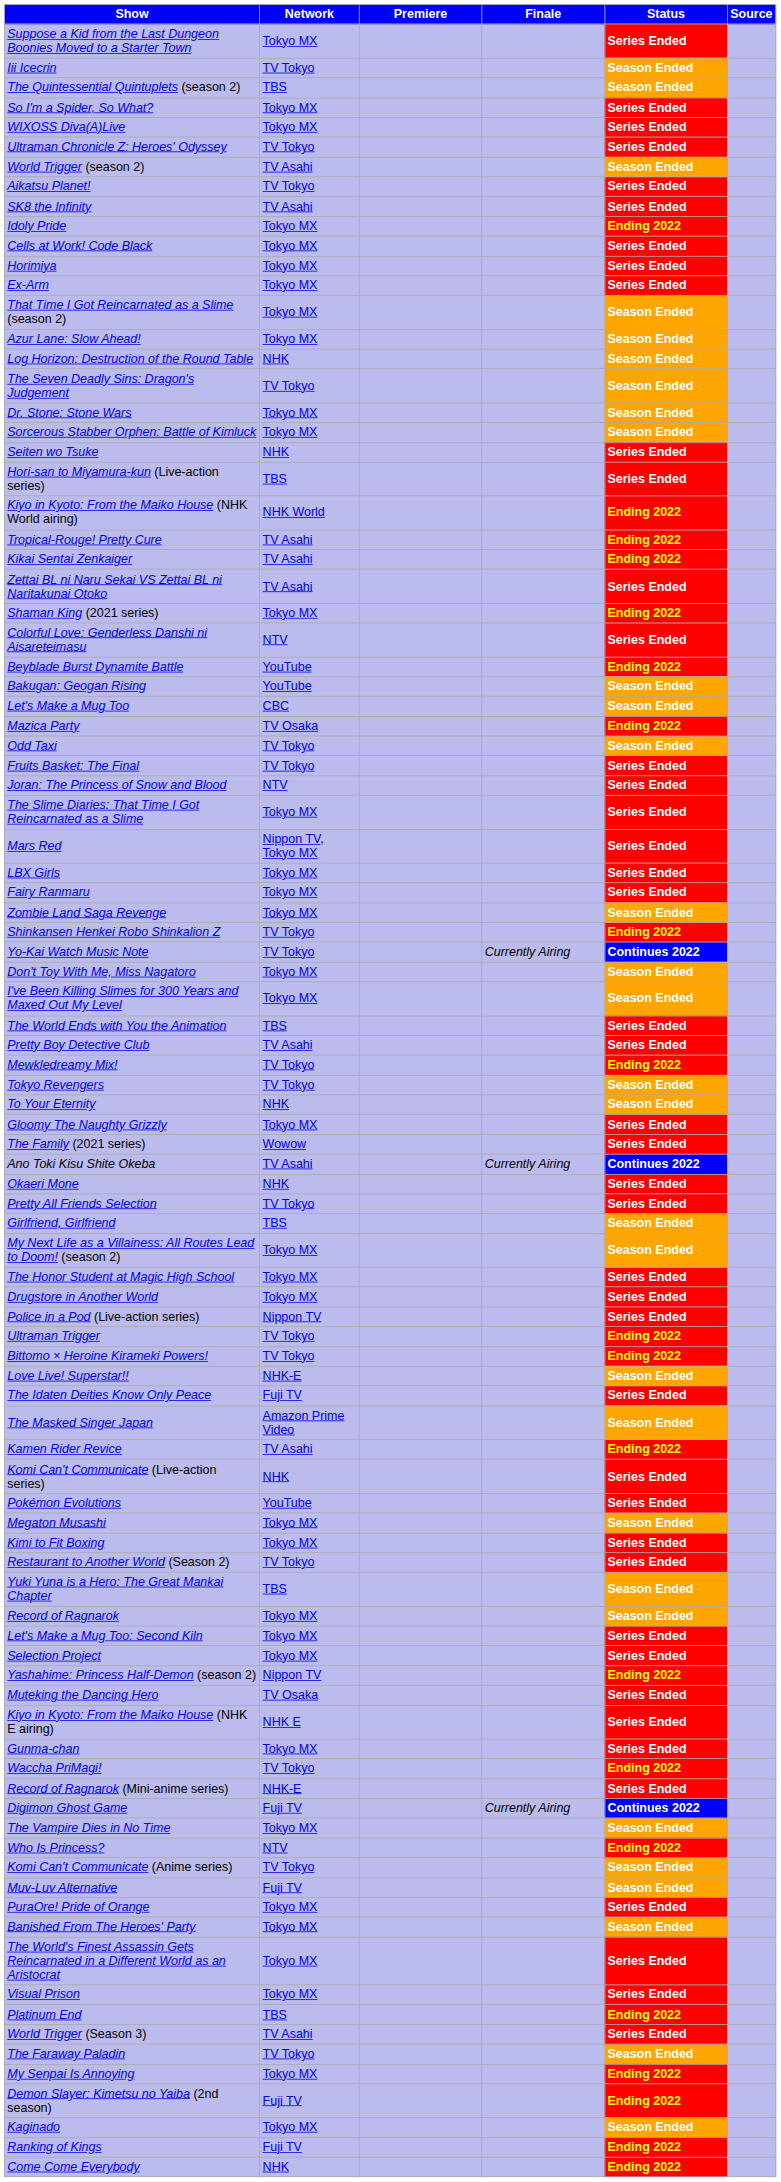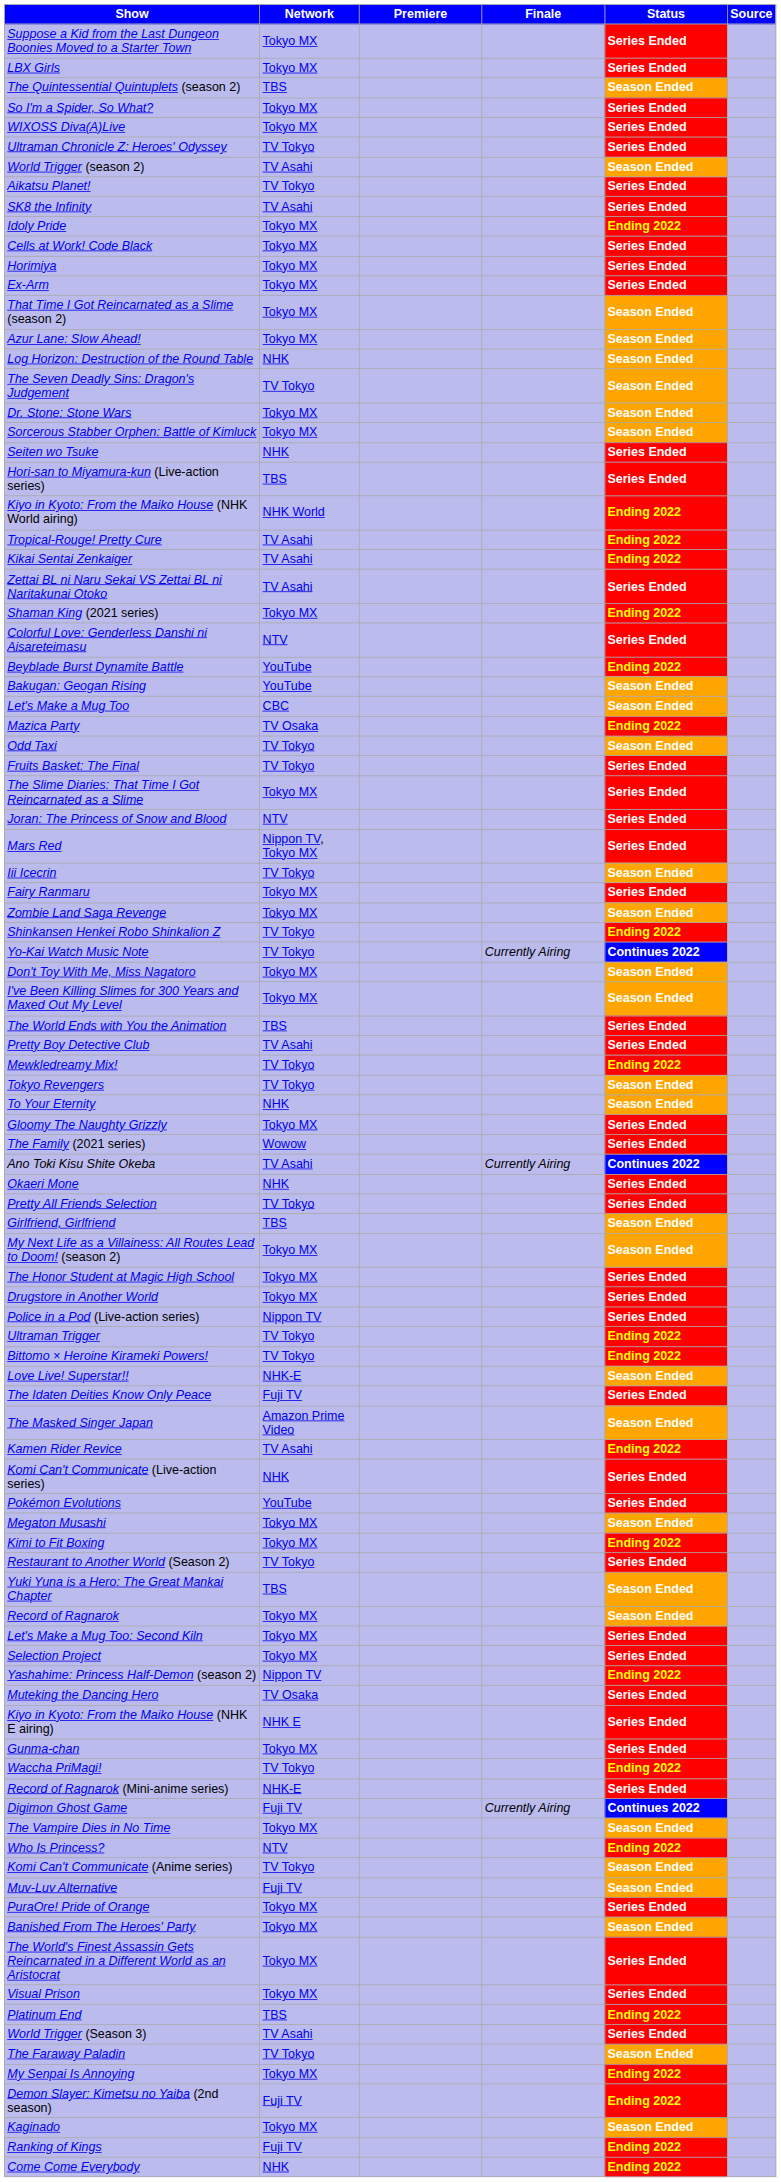rows swapped: (34, 873) <-> (32, 68)
rows swapped: (103, 812) <-> (117, 785)
(647, 1542) Series Ended -> (644, 1542) Ending 2022
